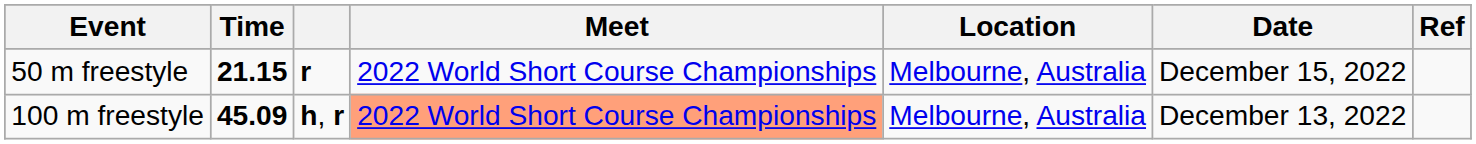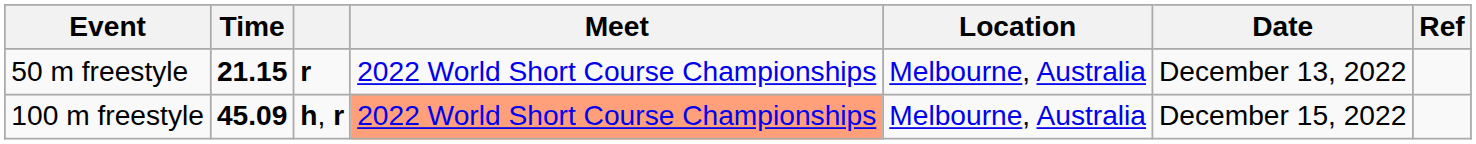(1283, 71) December 15, 2022 -> (1283, 71) December 13, 2022
(1283, 116) December 13, 2022 -> (1283, 116) December 15, 2022
